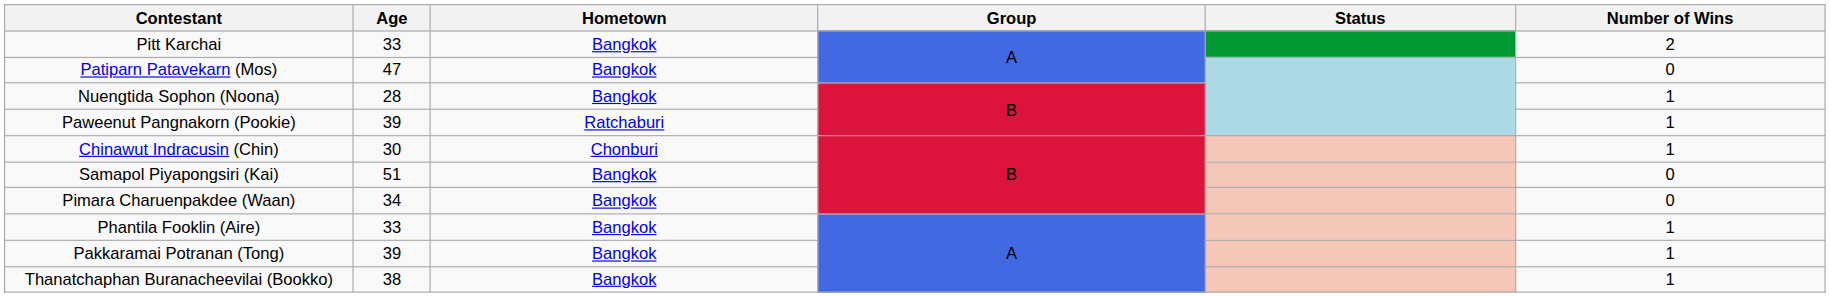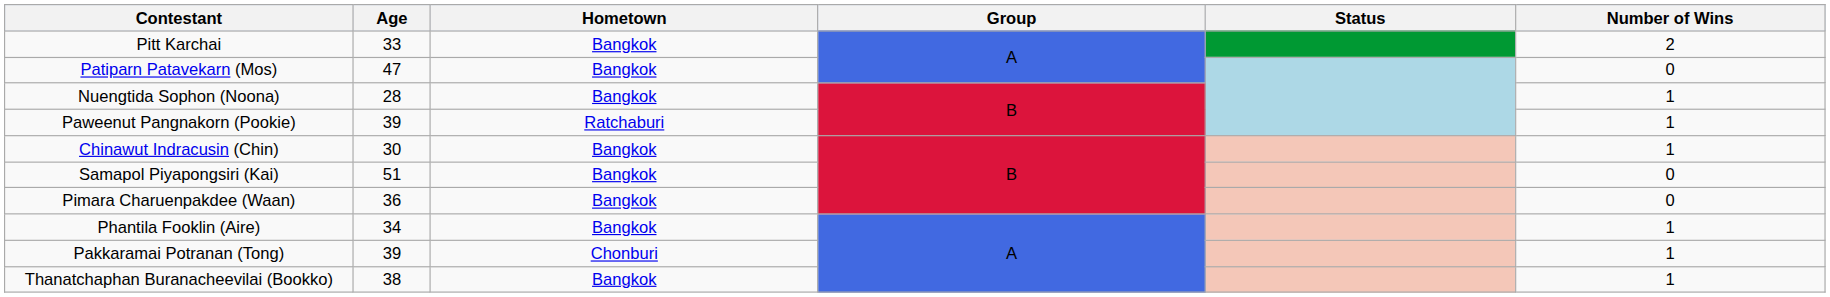(624, 149) Chonburi -> (624, 149) Bangkok
(392, 201) 34 -> (392, 201) 36
(392, 227) 33 -> (392, 227) 34
(624, 254) Bangkok -> (624, 254) Chonburi
